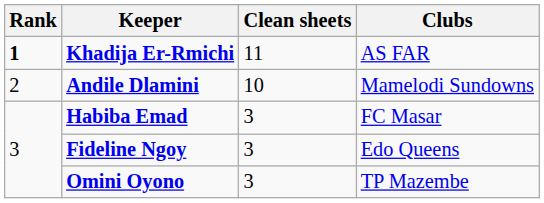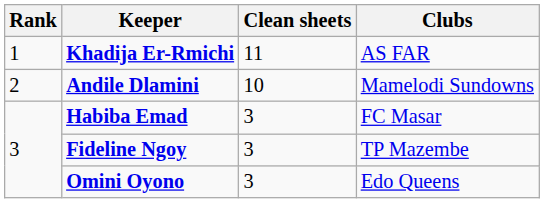(14, 52) bold -> (14, 52) normal
(410, 149) Edo Queens -> (415, 149) TP Mazembe
(415, 181) TP Mazembe -> (410, 181) Edo Queens
